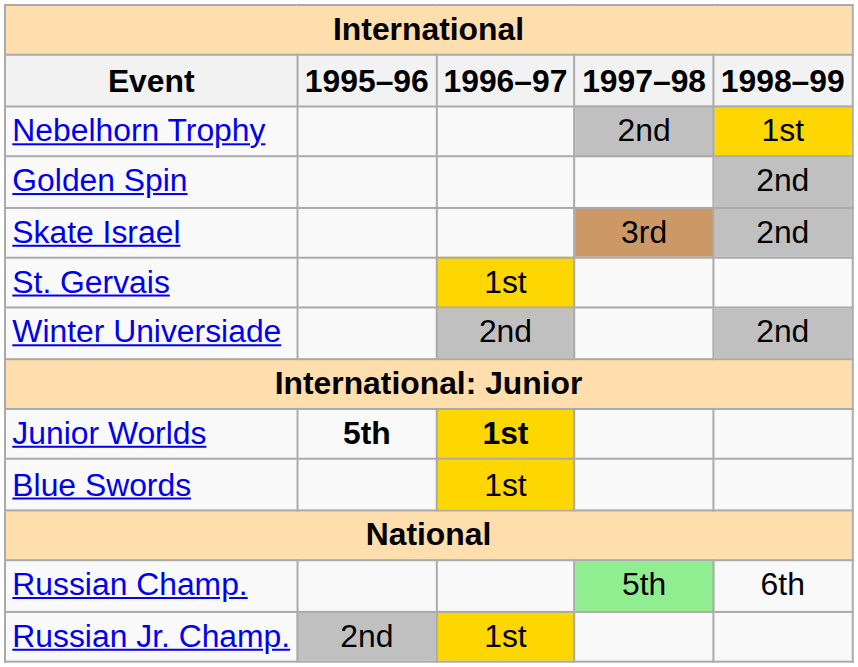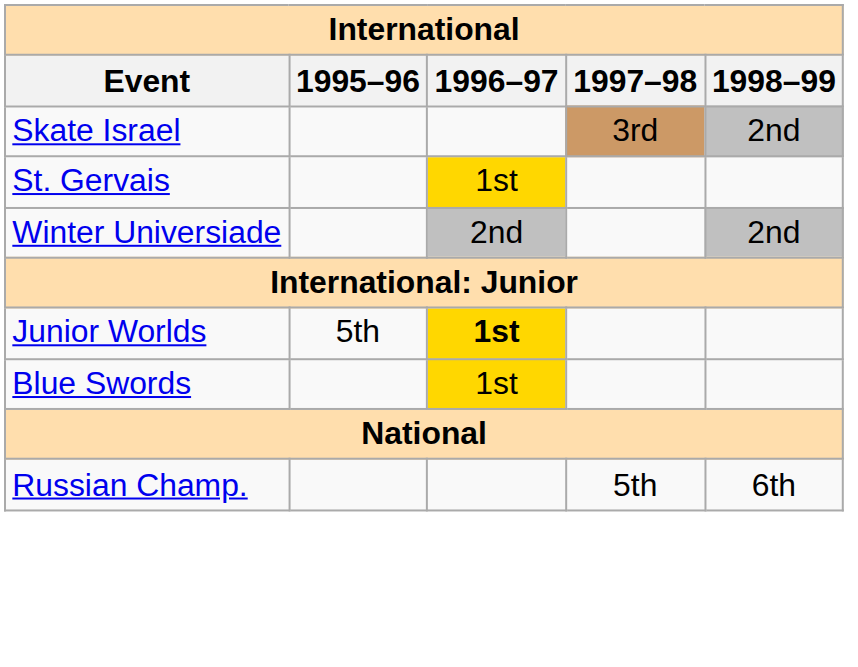- row: (139, 130)
- row: (100, 181)
(367, 433) bold -> (358, 332) normal
(644, 585) lightgreen background -> (635, 484) no background
- row: (151, 635)
